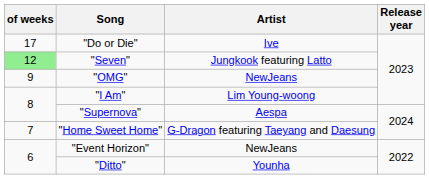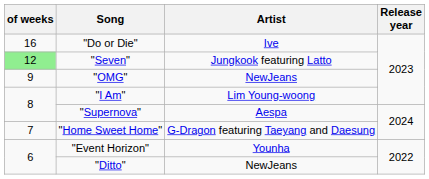(30, 43) 17 -> (30, 43) 16
(271, 148) NewJeans -> (271, 148) Younha
(271, 165) Younha -> (271, 165) NewJeans
